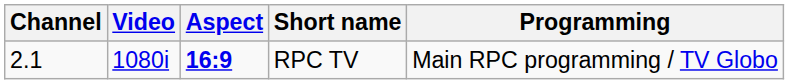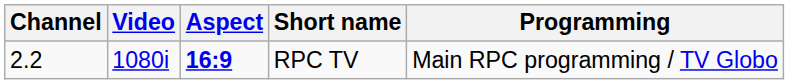(26, 59) 2.1 -> (26, 59) 2.2
